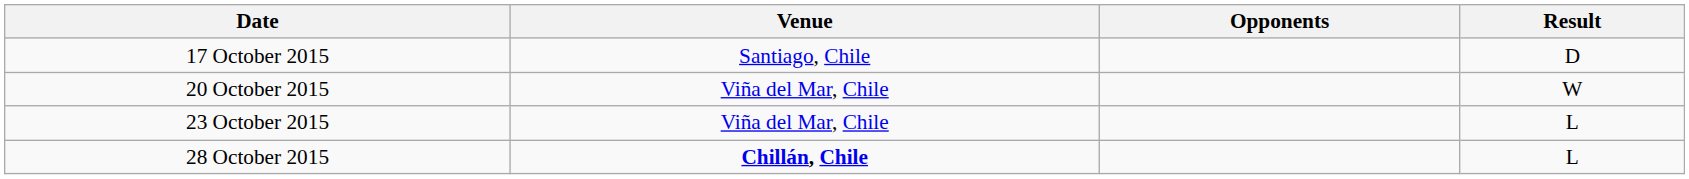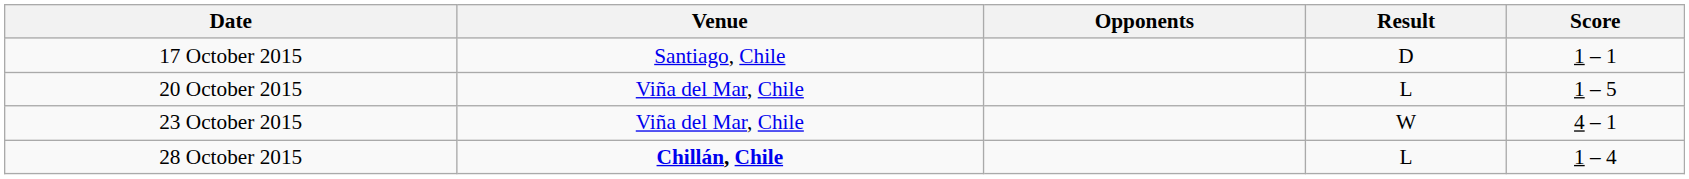+ column: (1595, 21)
(1572, 88) W -> (1406, 88) L
(1572, 122) L -> (1406, 122) W
